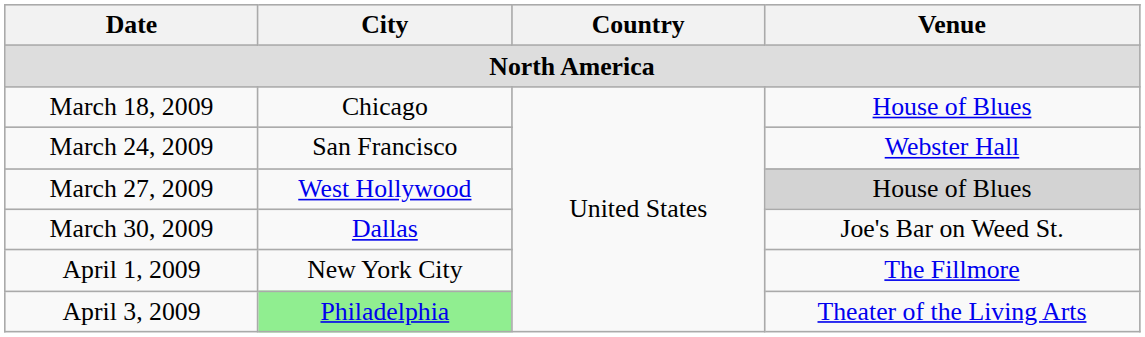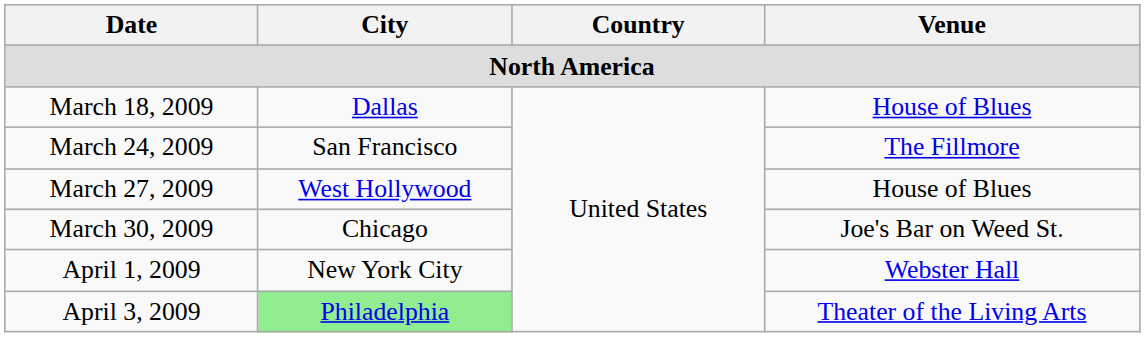(385, 106) Chicago -> (385, 106) Dallas
(952, 147) Webster Hall -> (952, 147) The Fillmore
(952, 188) lightgrey background -> (952, 188) no background
(385, 229) Dallas -> (385, 229) Chicago
(952, 270) The Fillmore -> (952, 270) Webster Hall
